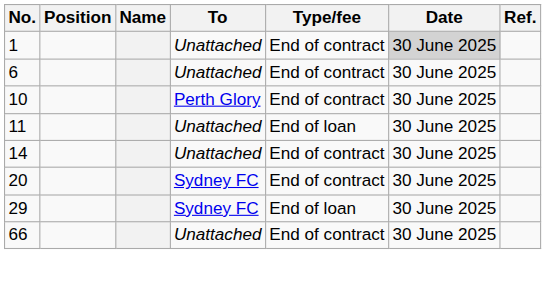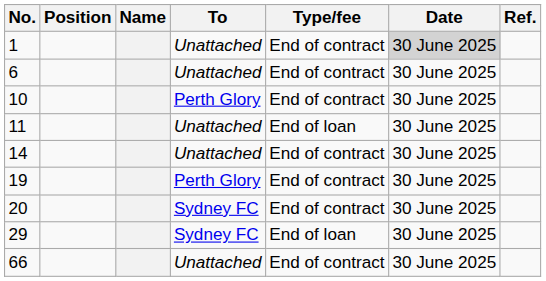+ row: (18, 180)
